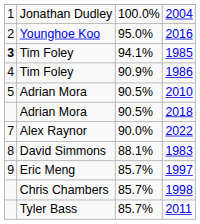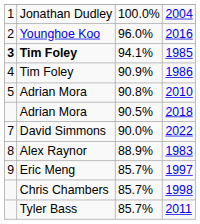(135, 33) 95.0% -> (135, 33) 96.0%
(47, 53) normal -> (48, 53) bold
(135, 92) 90.5% -> (135, 92) 90.8%
(53, 131) Alex Raynor -> (63, 131) David Simmons
(63, 151) David Simmons -> (53, 151) Alex Raynor
(135, 151) 88.1% -> (135, 151) 88.9%
